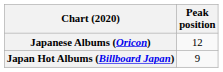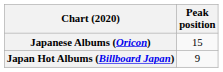(197, 42) 12 -> (197, 42) 15
